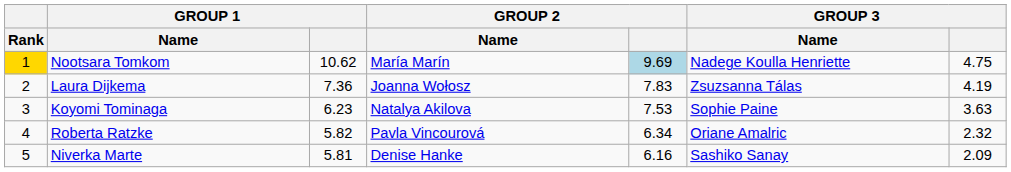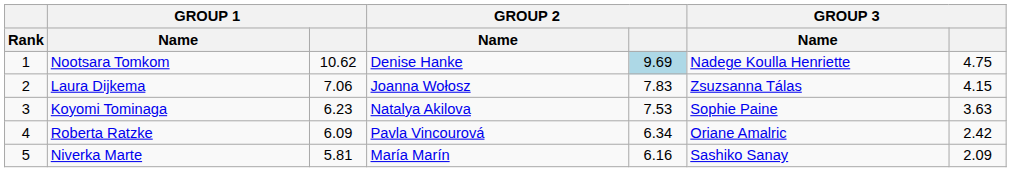(26, 63) gold background -> (26, 63) no background
(410, 63) María Marín -> (417, 63) Denise Hanke
(338, 86) 7.36 -> (338, 86) 7.06
(978, 86) 4.19 -> (978, 86) 4.15
(338, 133) 5.82 -> (338, 133) 6.09
(978, 133) 2.32 -> (978, 133) 2.42
(417, 156) Denise Hanke -> (410, 156) María Marín
